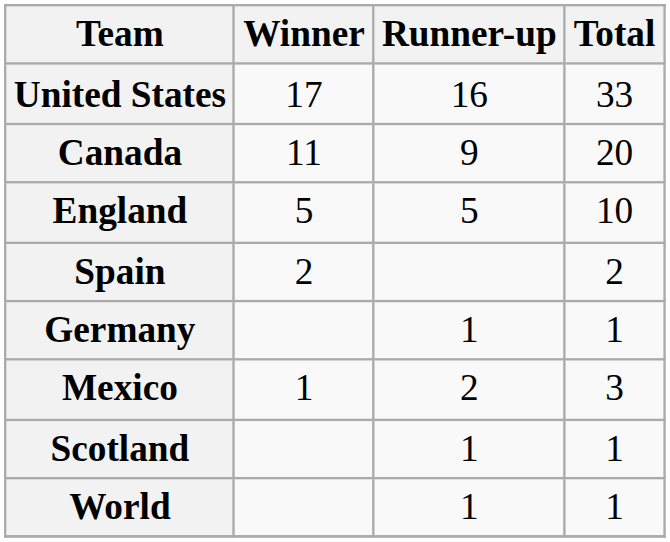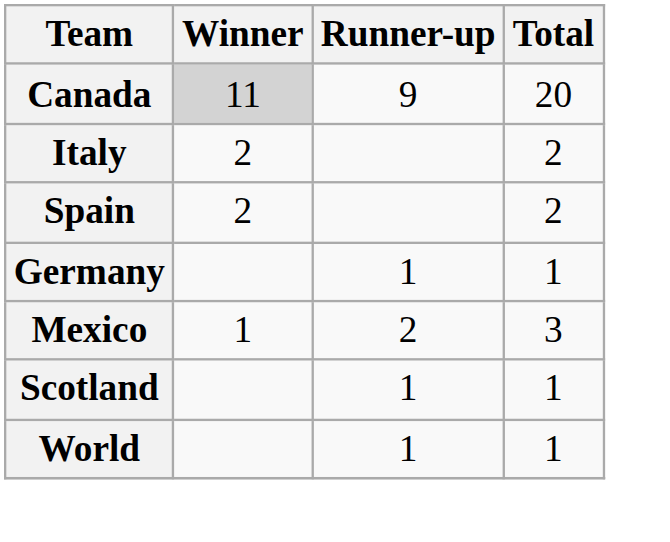- row: (120, 93)
(304, 152) no background -> (243, 93) lightgrey background
- row: (120, 211)
+ row: (89, 152)
